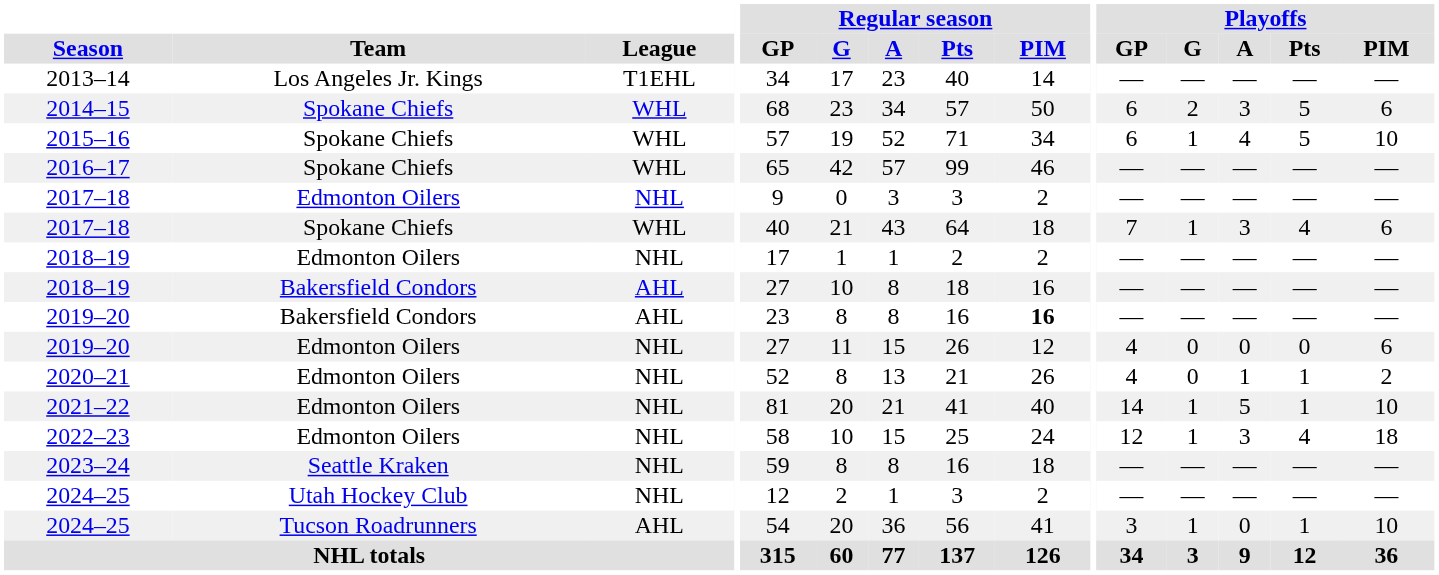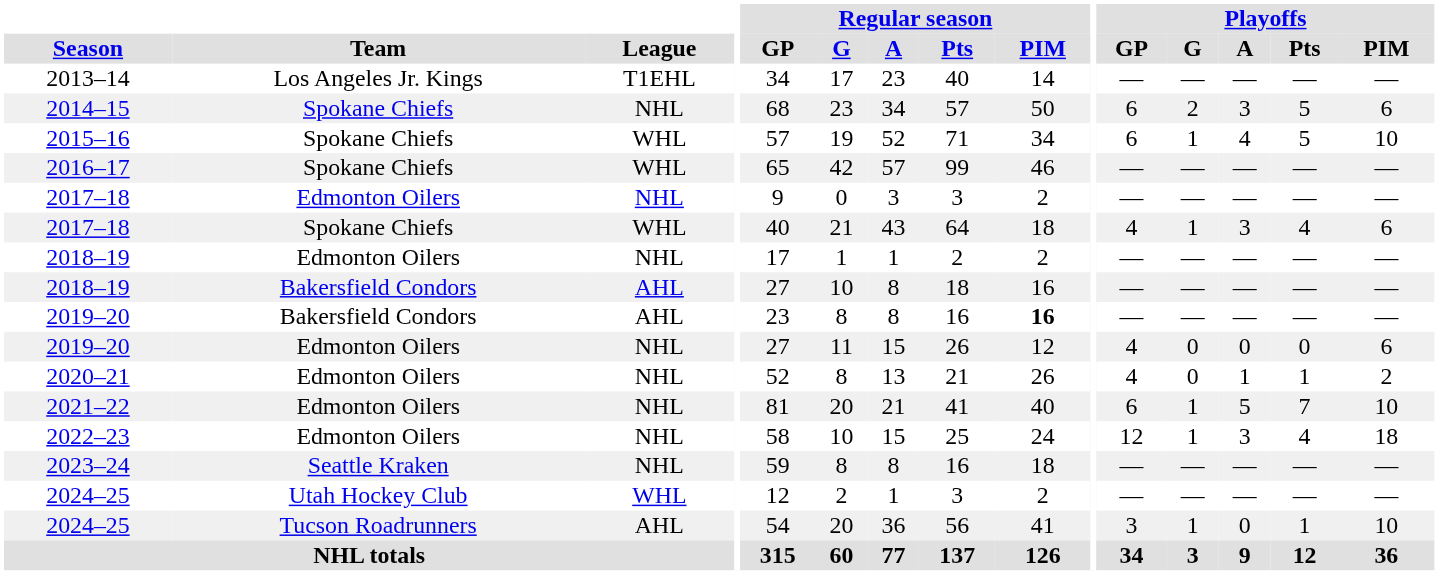(659, 108) WHL -> (659, 108) NHL
(1132, 227) 7 -> (1132, 227) 4
(1132, 406) 14 -> (1132, 406) 6
(1305, 406) 1 -> (1305, 406) 7
(659, 495) NHL -> (659, 495) WHL
